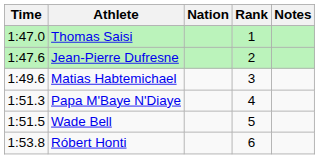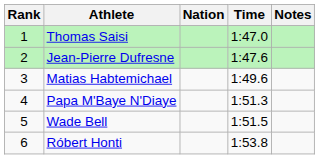columns swapped: (252, 15) <-> (26, 15)
